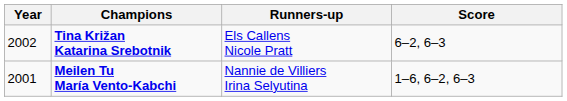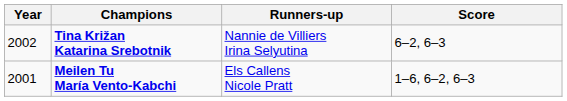(258, 43) Els Callens Nicole Pratt -> (275, 43) Nannie de Villiers Irina Selyutina
(275, 78) Nannie de Villiers Irina Selyutina -> (258, 78) Els Callens Nicole Pratt
